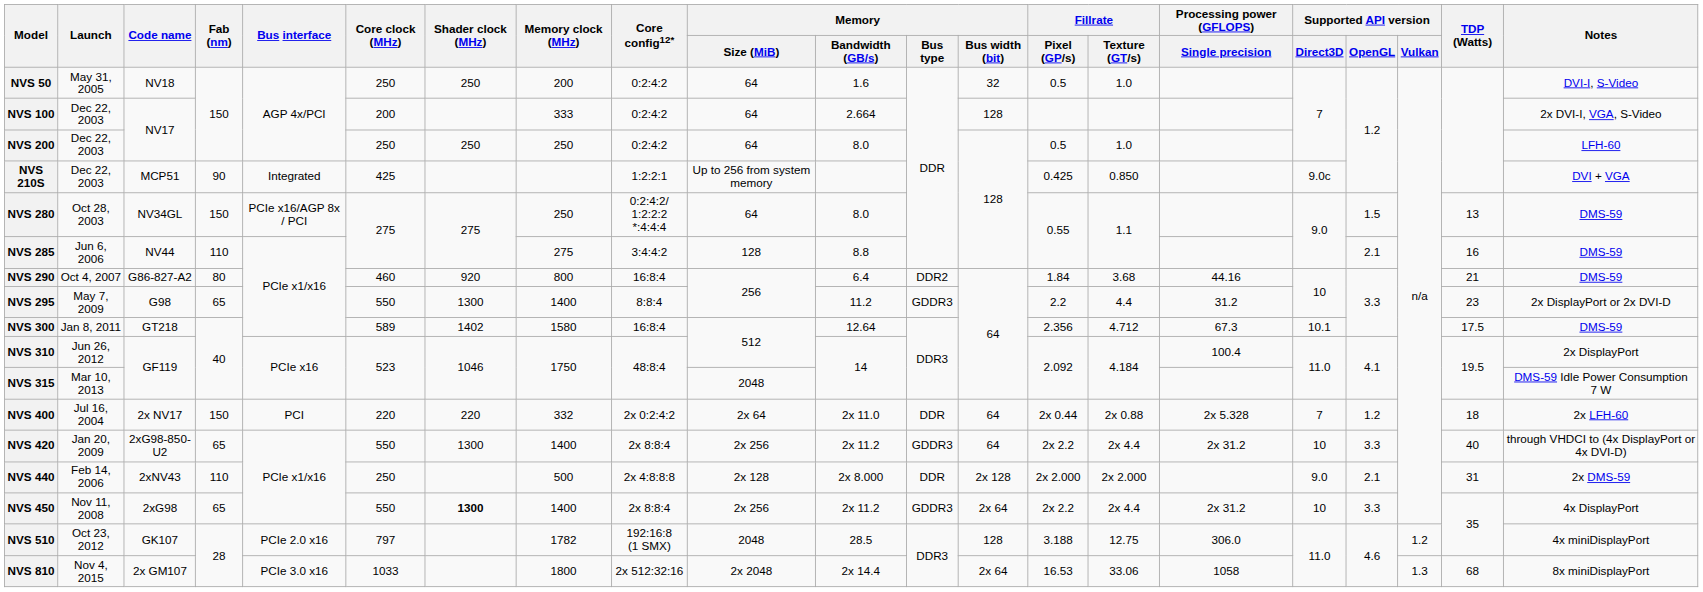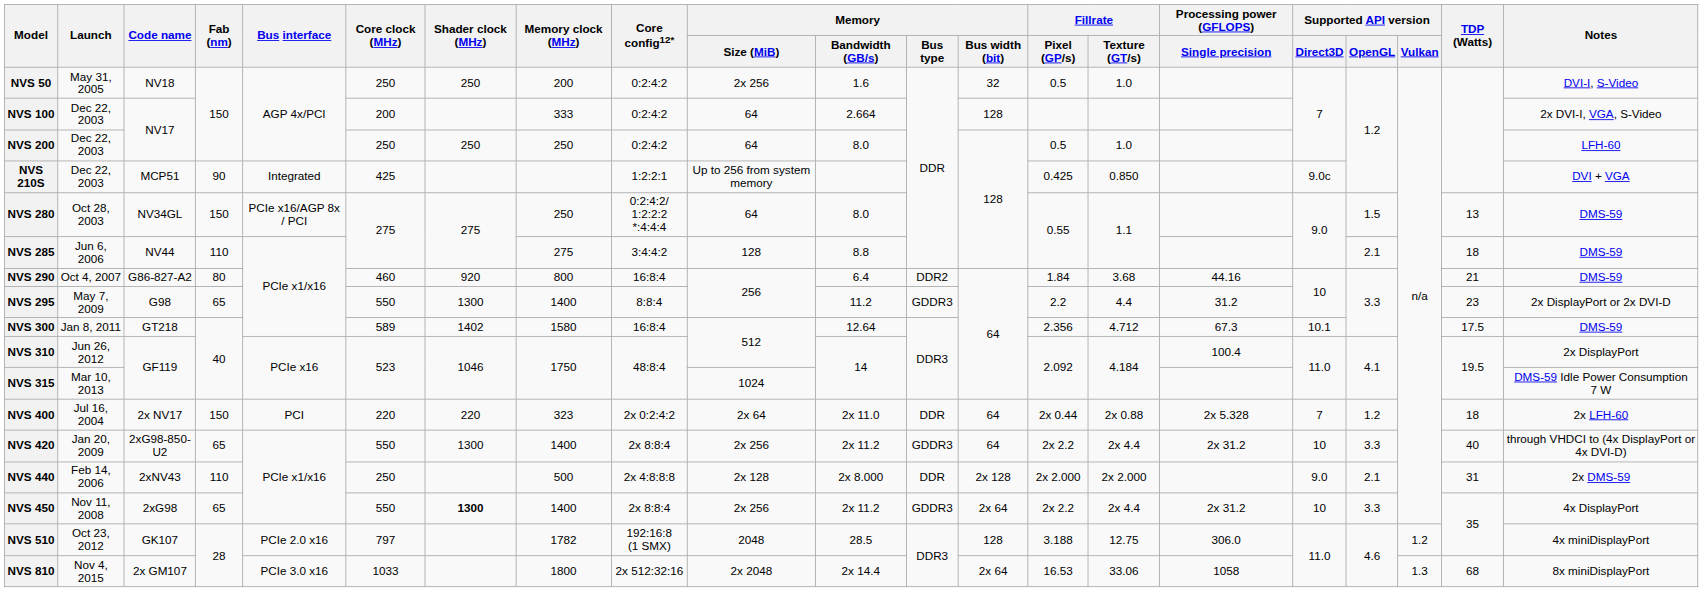(751, 82) 64 -> (751, 82) 2x 256
(1473, 252) 16 -> (1473, 252) 18
(751, 383) 2048 -> (751, 383) 1024
(564, 414) 332 -> (564, 414) 323
